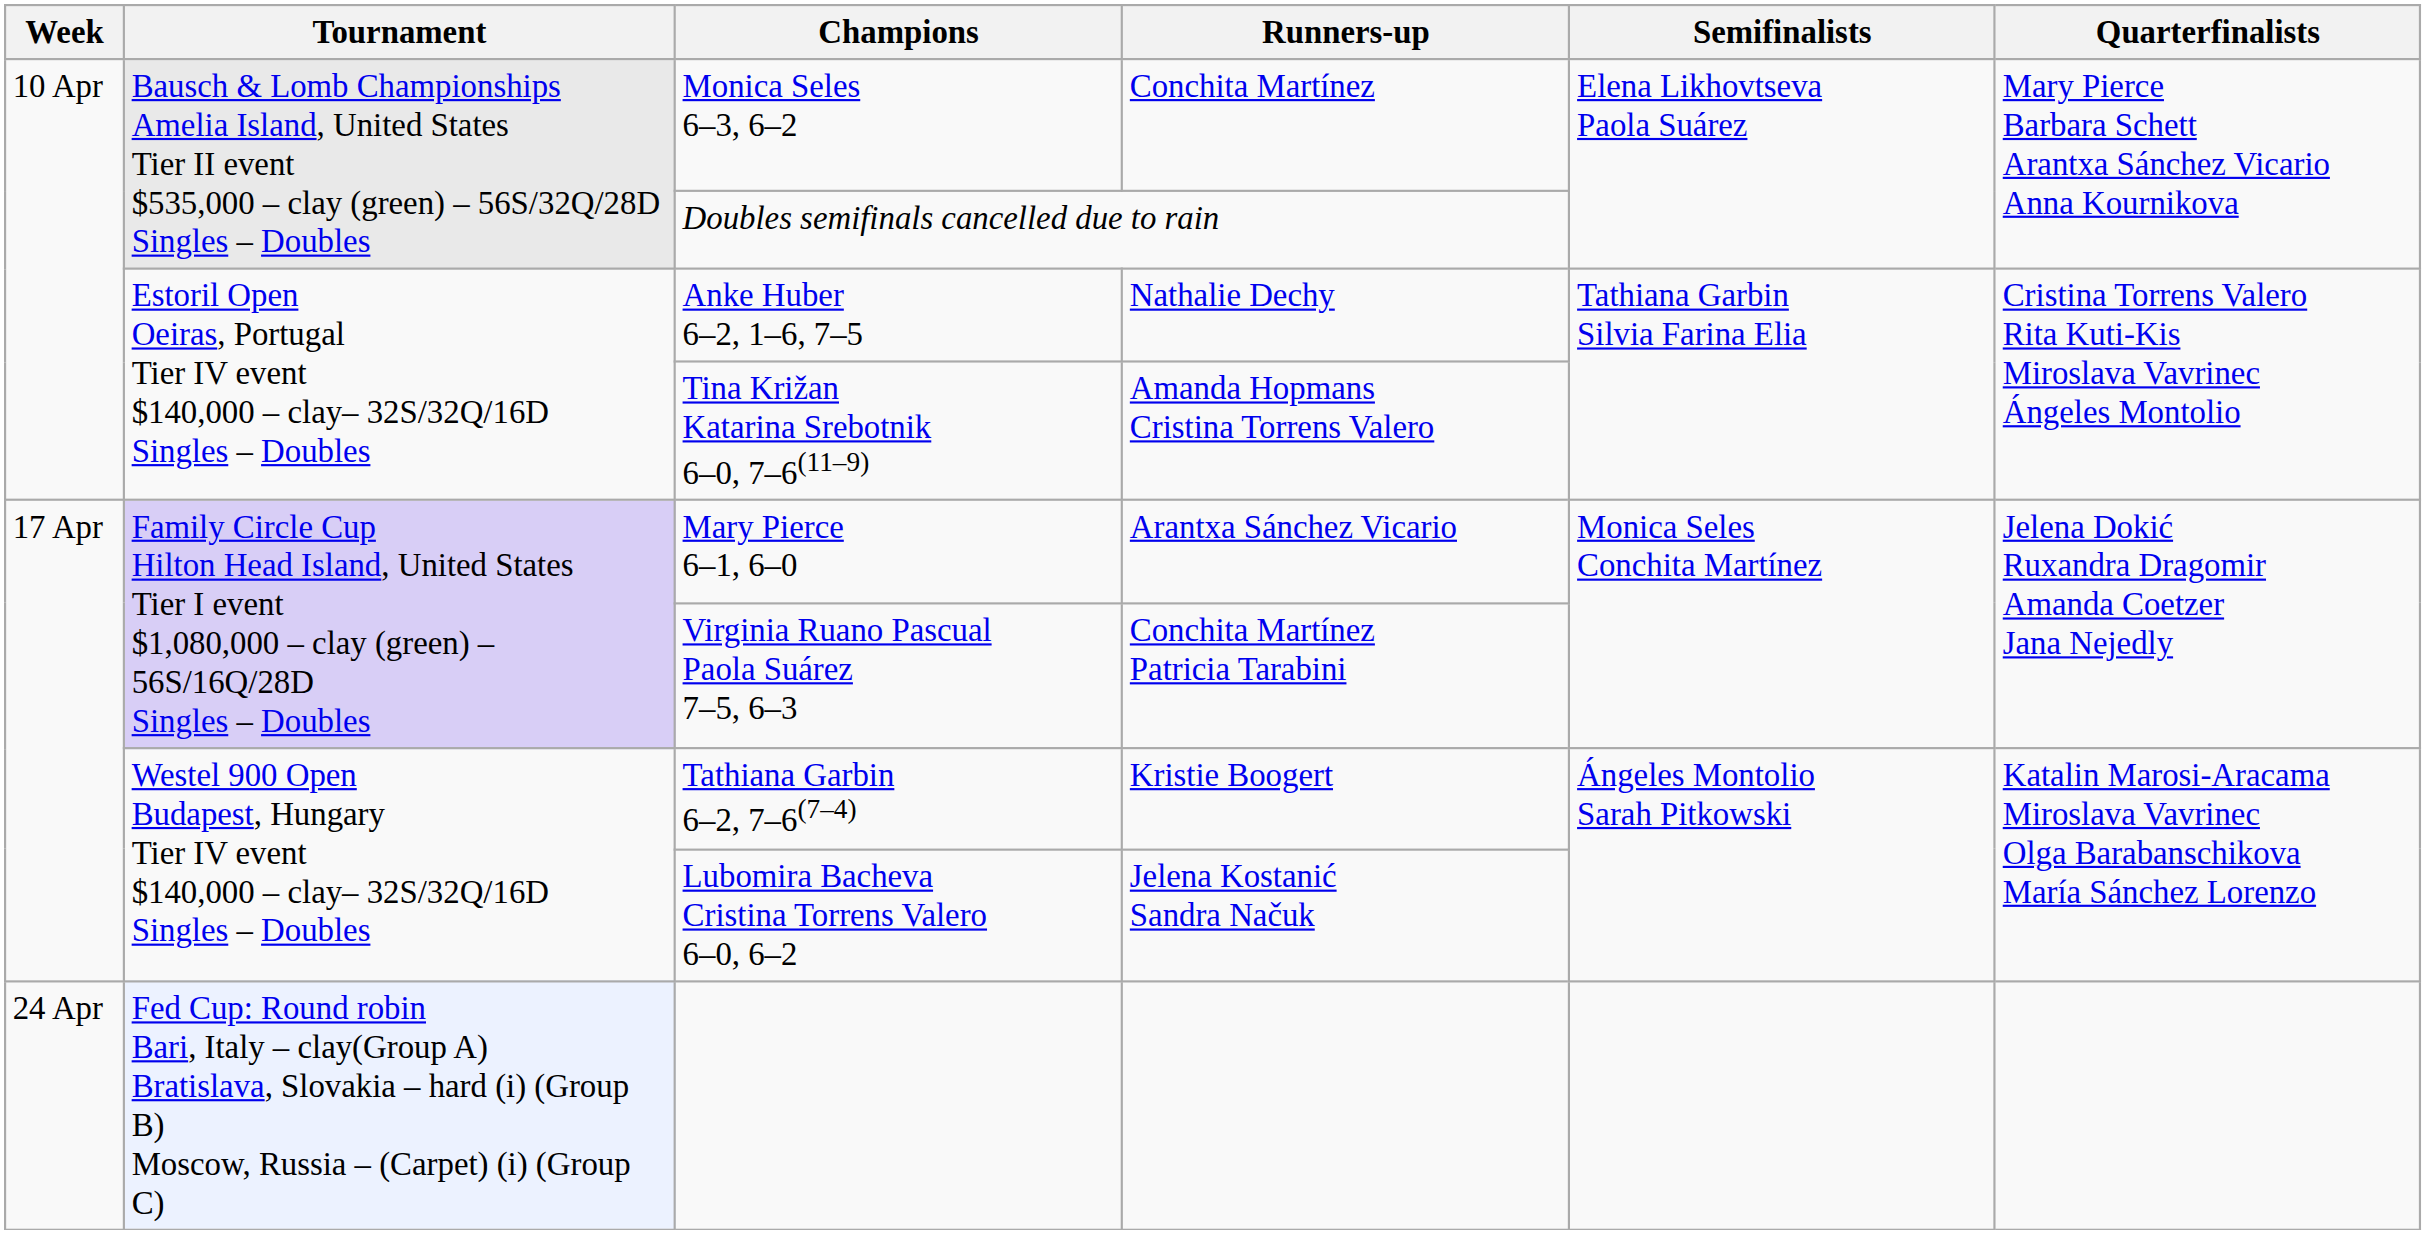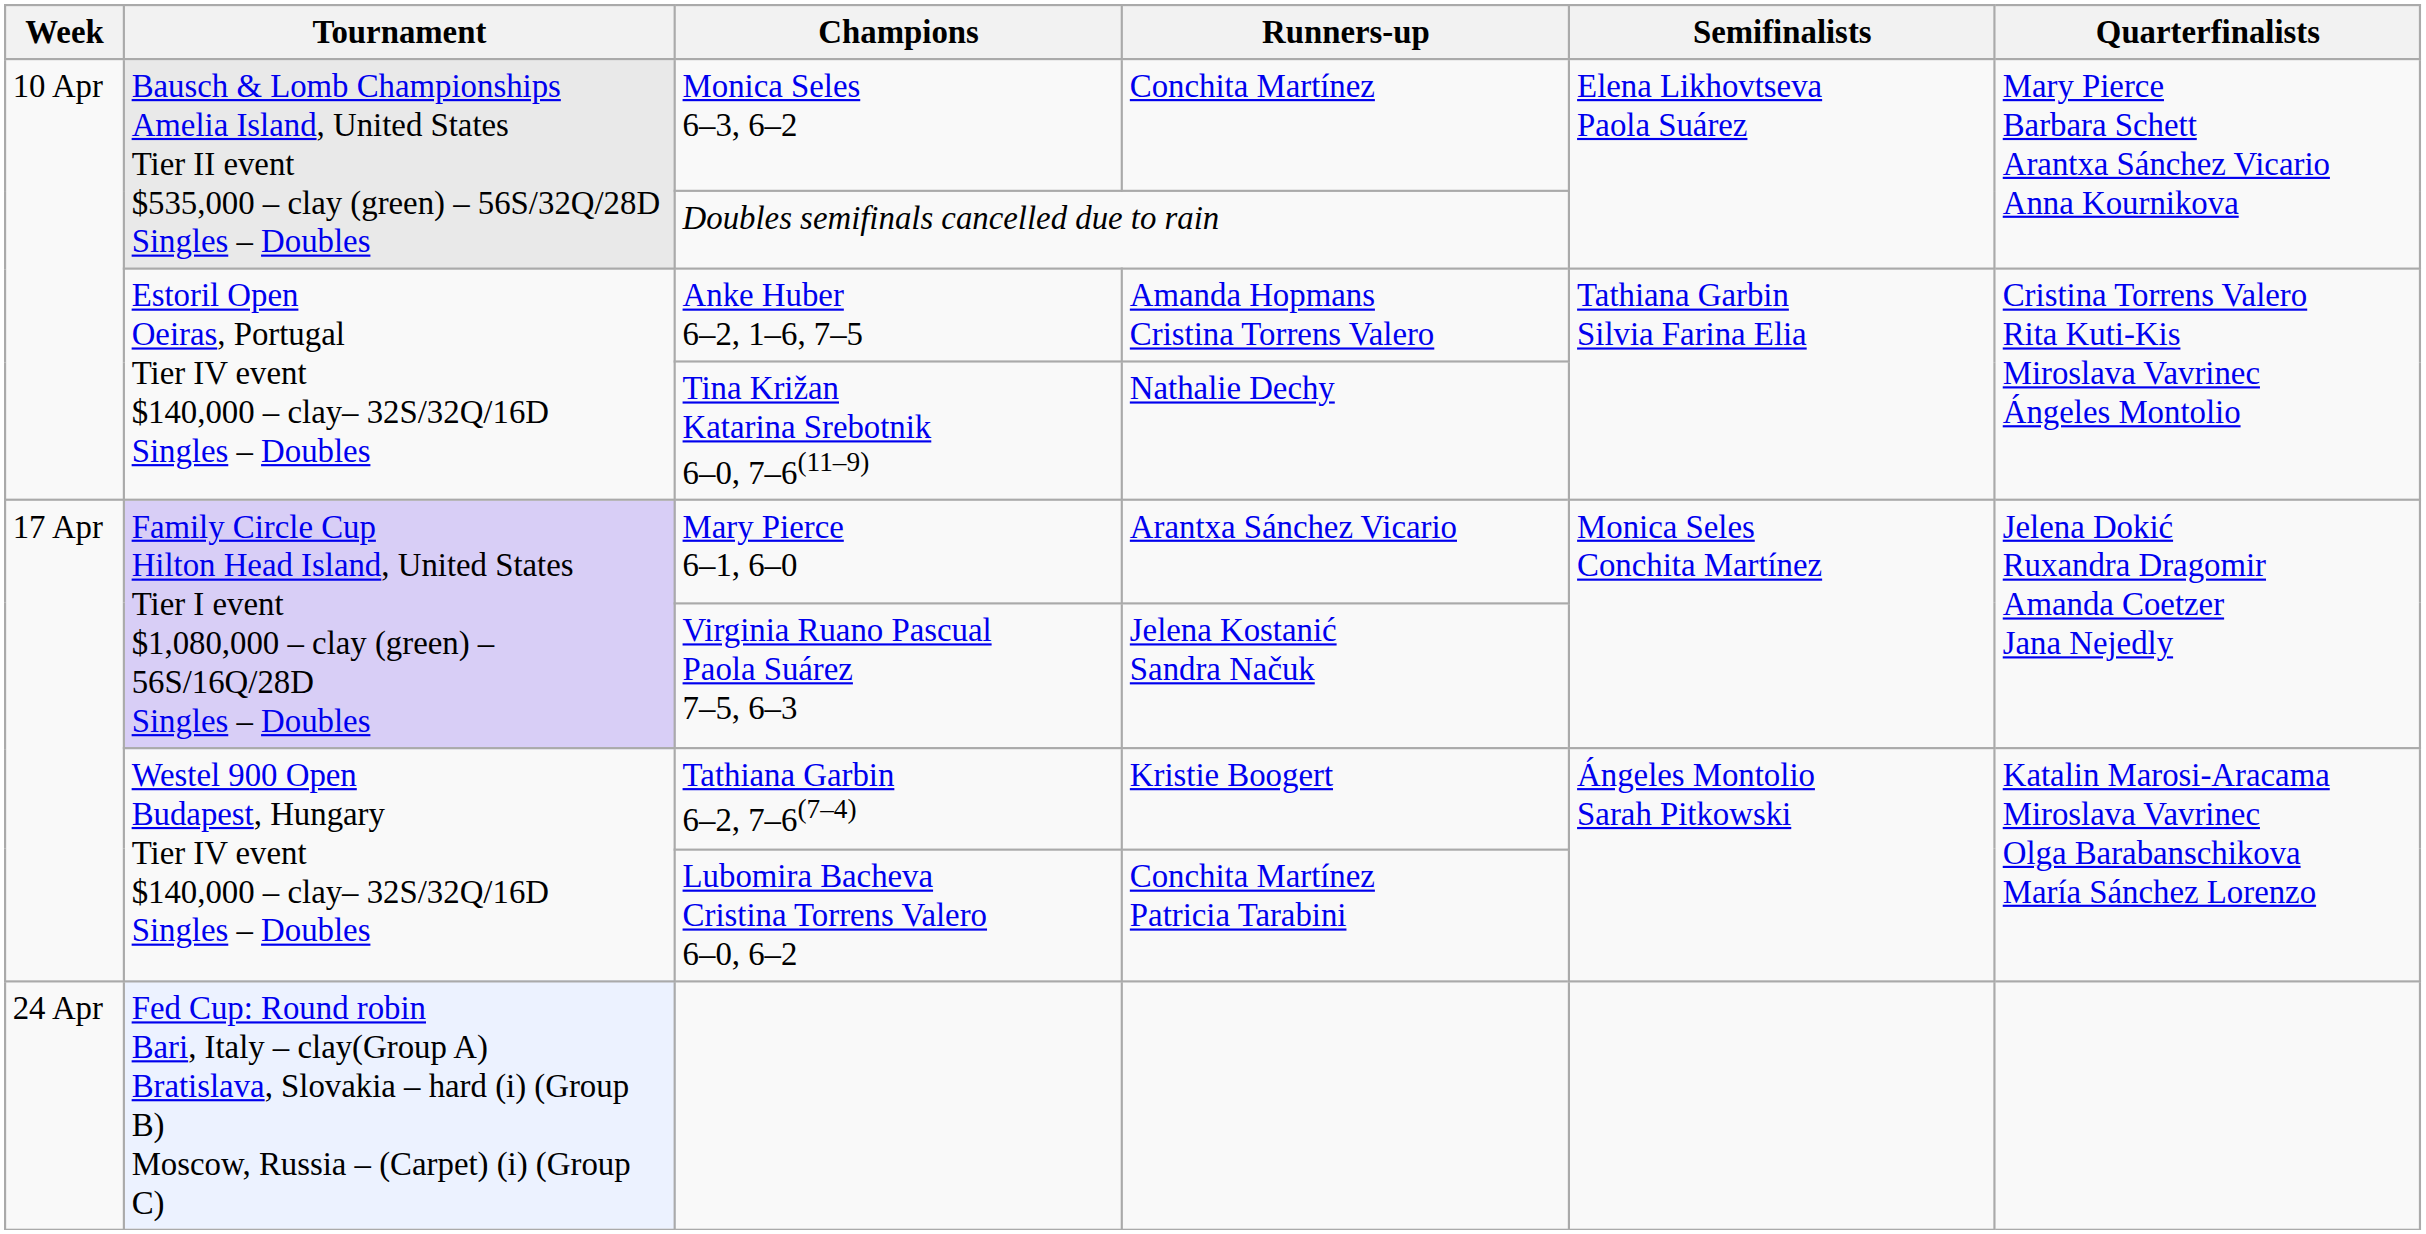(1232, 295) Nathalie Dechy -> (1282, 314) Amanda Hopmans Cristina Torrens Valero
(1282, 408) Amanda Hopmans Cristina Torrens Valero -> (1232, 388) Nathalie Dechy
(1252, 649) Conchita Martínez Patricia Tarabini -> (1233, 649) Jelena Kostanić Sandra Načuk
(1233, 894) Jelena Kostanić Sandra Načuk -> (1252, 894) Conchita Martínez Patricia Tarabini
